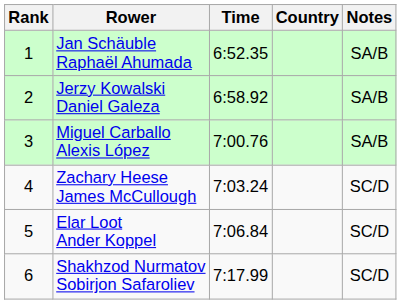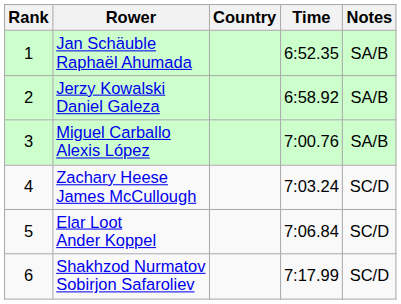columns swapped: (307, 17) <-> (241, 17)
